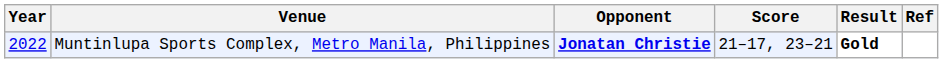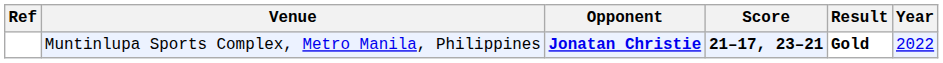columns swapped: (28, 18) <-> (920, 18)
(776, 44) normal -> (766, 44) bold
